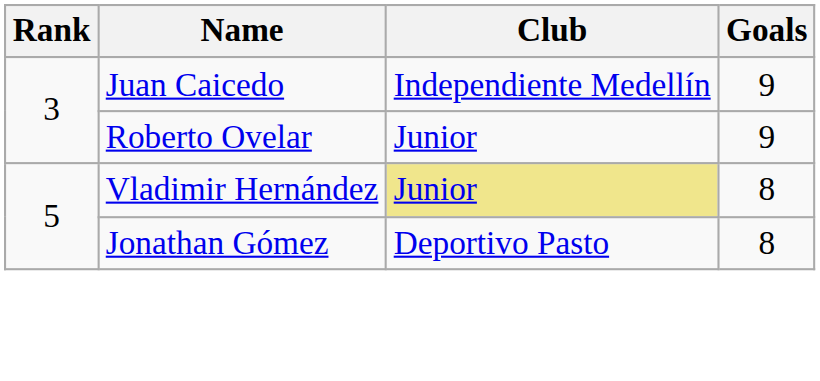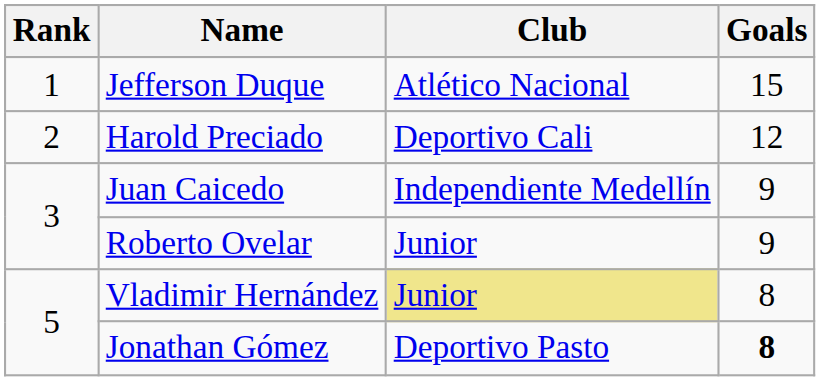+ row: (215, 83)
+ row: (214, 136)
(767, 242) normal -> (767, 347) bold
